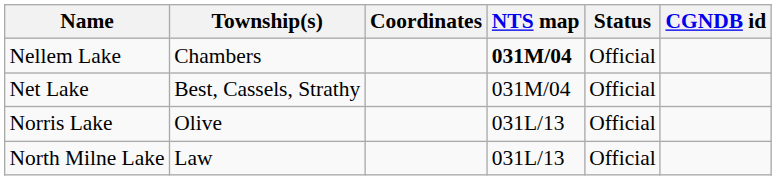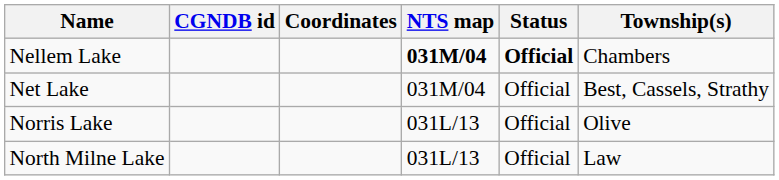columns swapped: (267, 21) <-> (716, 21)
(622, 55) normal -> (539, 55) bold
